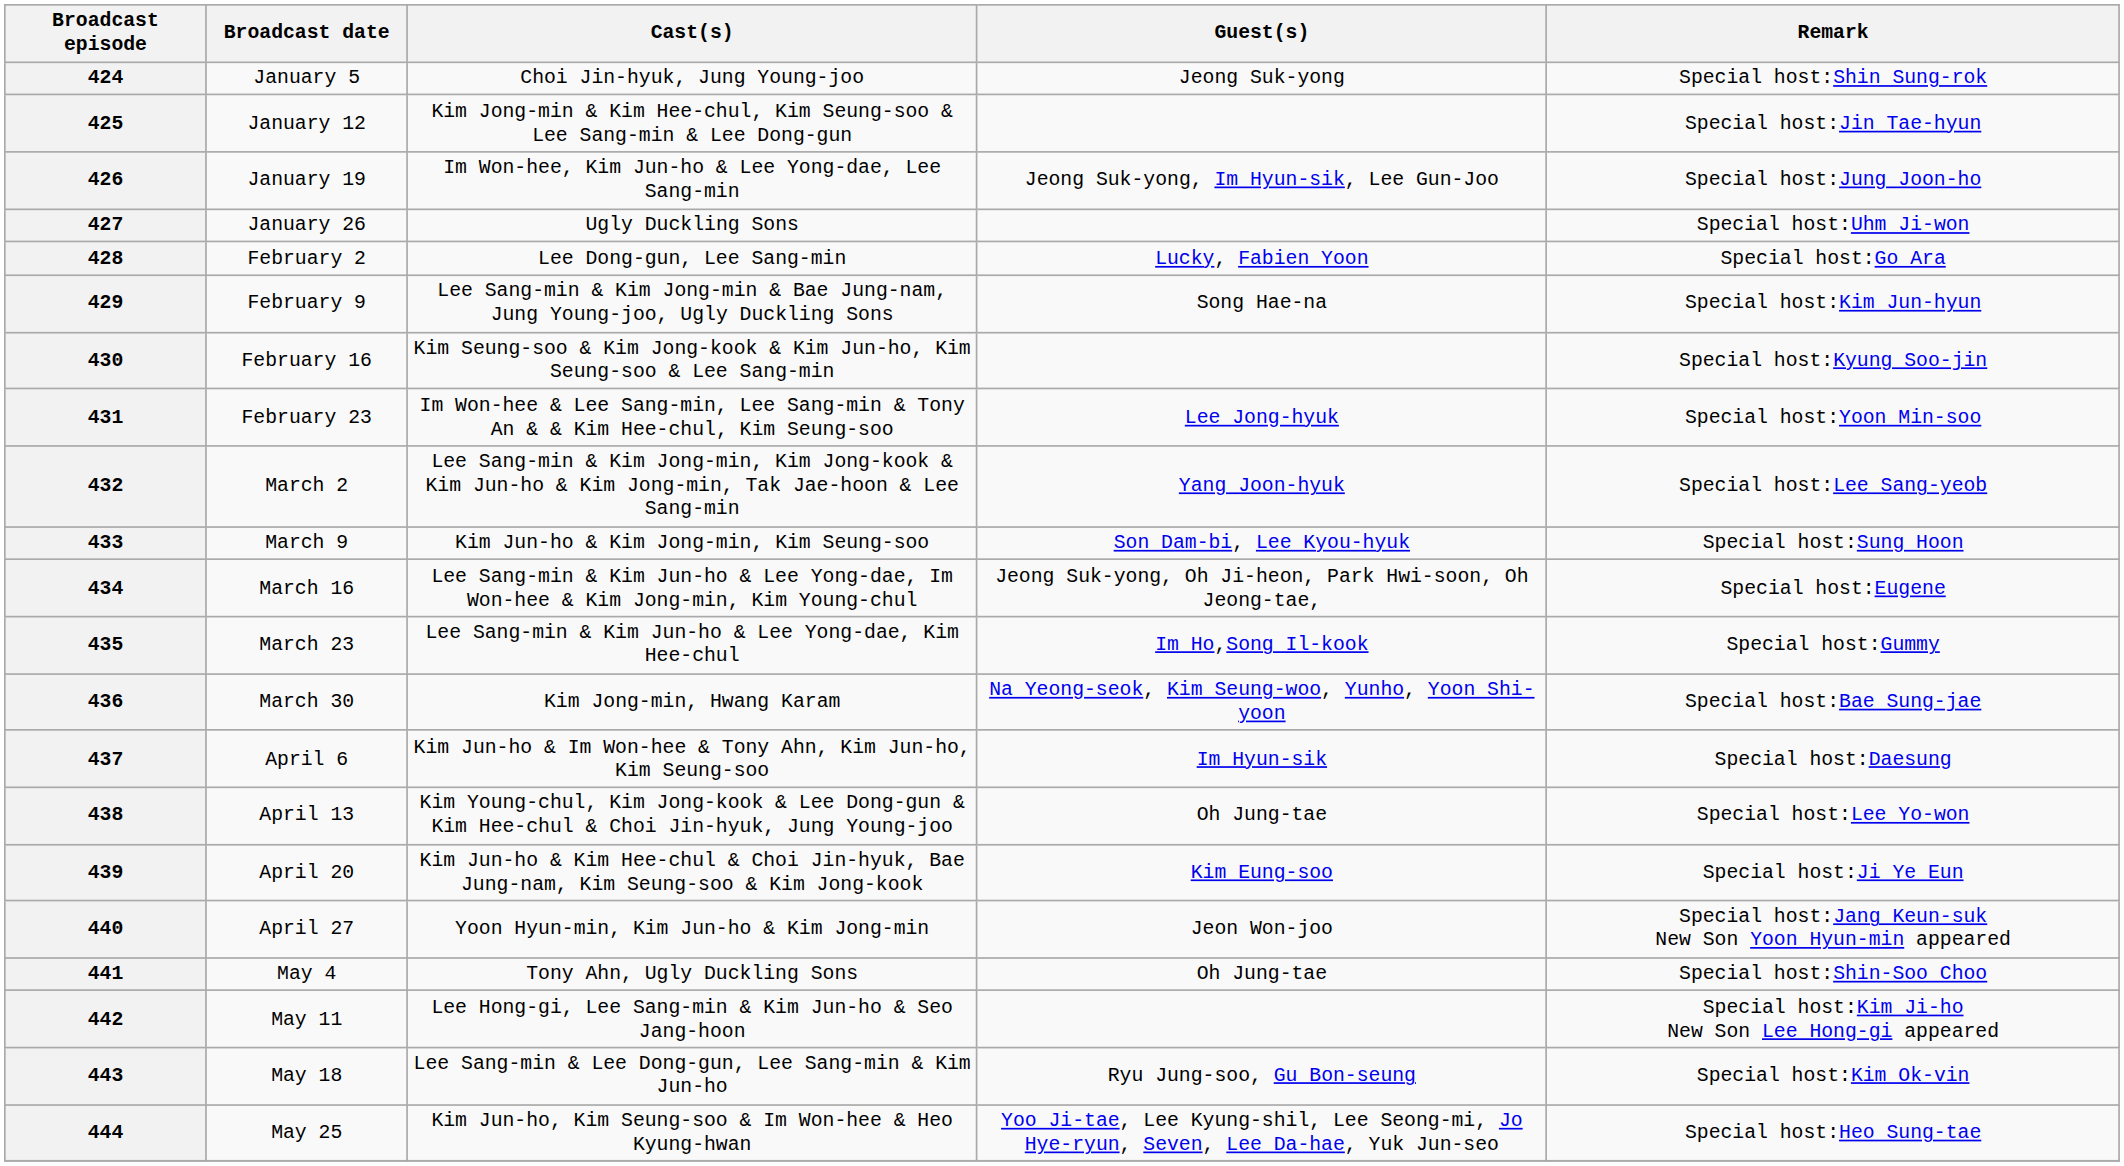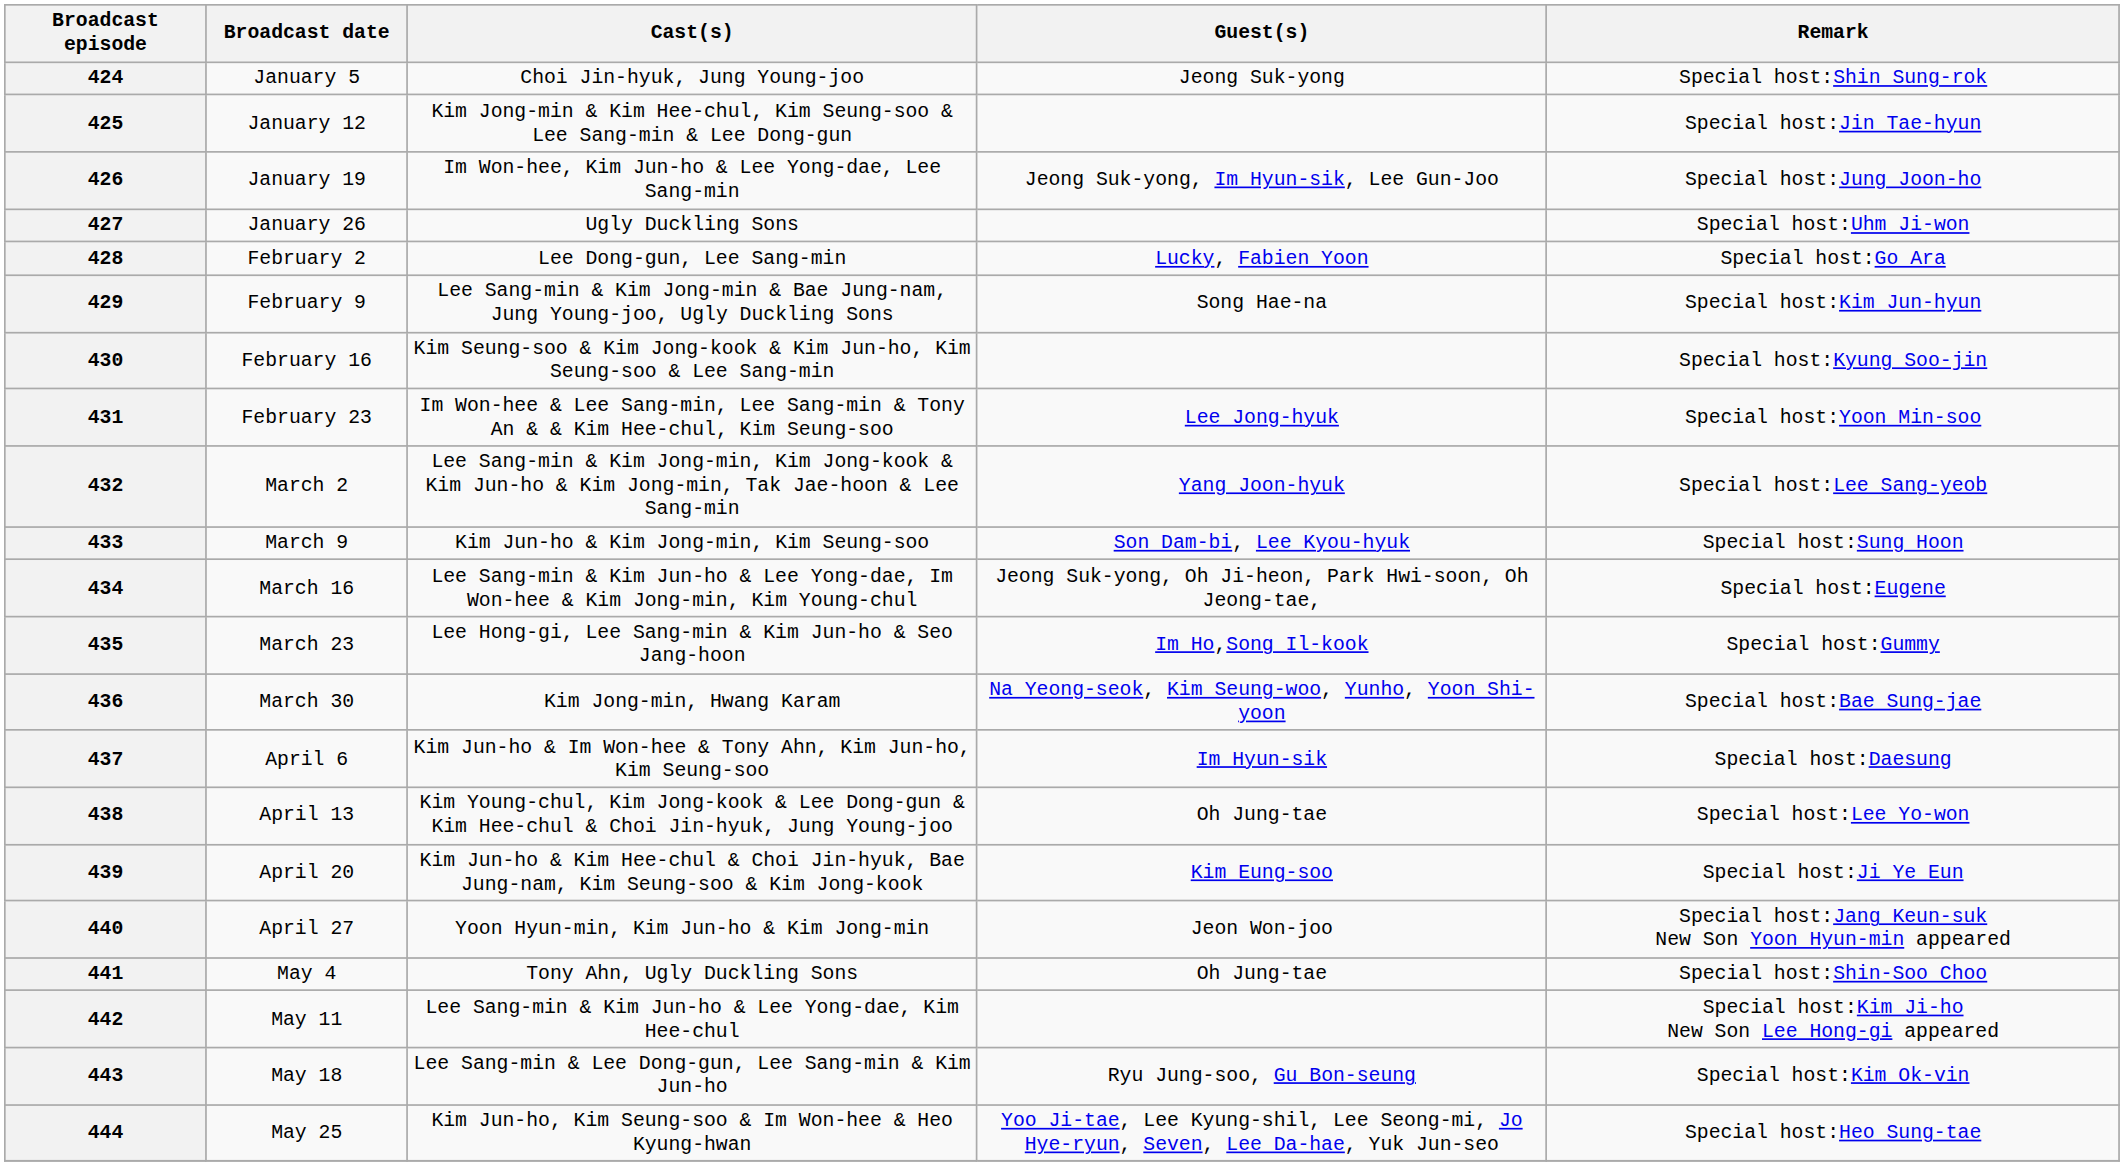(692, 645) Lee Sang-min & Kim Jun-ho & Lee Yong-dae, Kim Hee-chul -> (692, 645) Lee Hong-gi, Lee Sang-min & Kim Jun-ho & Seo Jang-hoon
(692, 1019) Lee Hong-gi, Lee Sang-min & Kim Jun-ho & Seo Jang-hoon -> (692, 1019) Lee Sang-min & Kim Jun-ho & Lee Yong-dae, Kim Hee-chul
